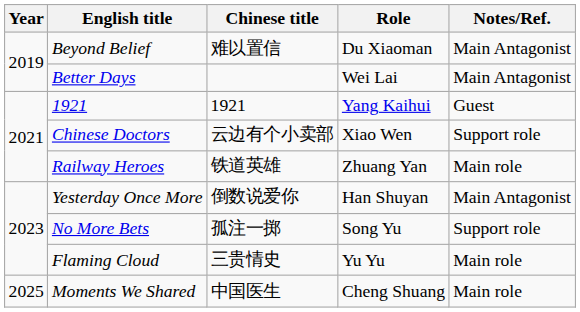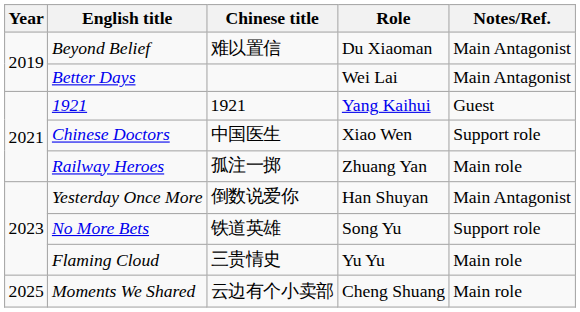(272, 134) 云边有个小卖部 -> (246, 134) 中国医生
(246, 165) 铁道英雄 -> (246, 165) 孤注一掷
(246, 228) 孤注一掷 -> (246, 228) 铁道英雄
(246, 290) 中国医生 -> (272, 290) 云边有个小卖部
